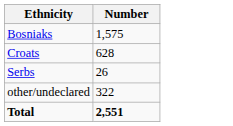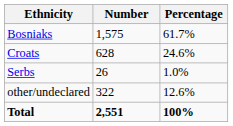+ column: (194, 14)
